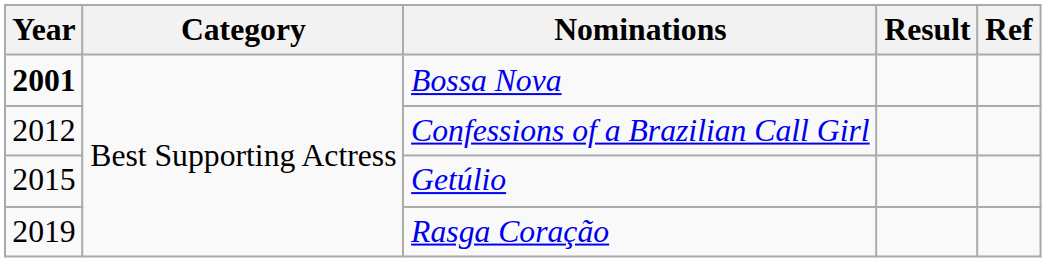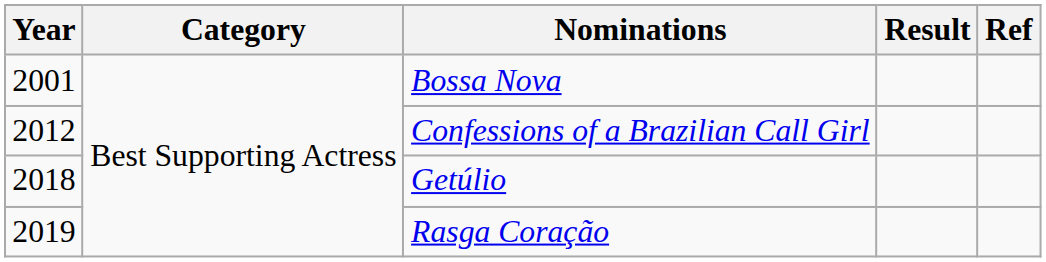(44, 79) bold -> (44, 79) normal
(44, 180) 2015 -> (44, 180) 2018
